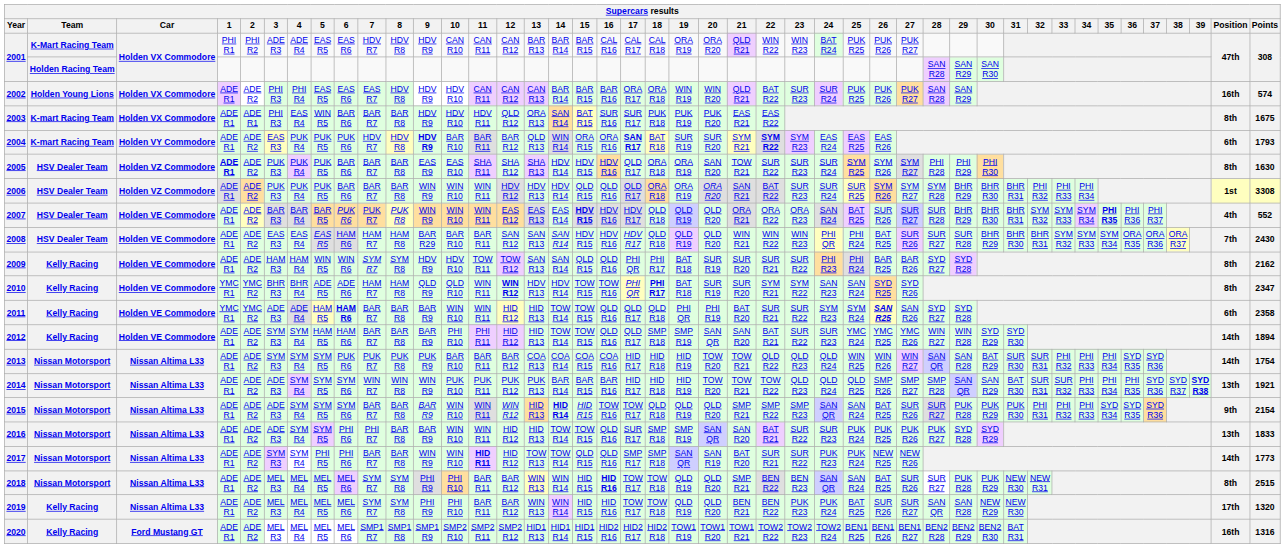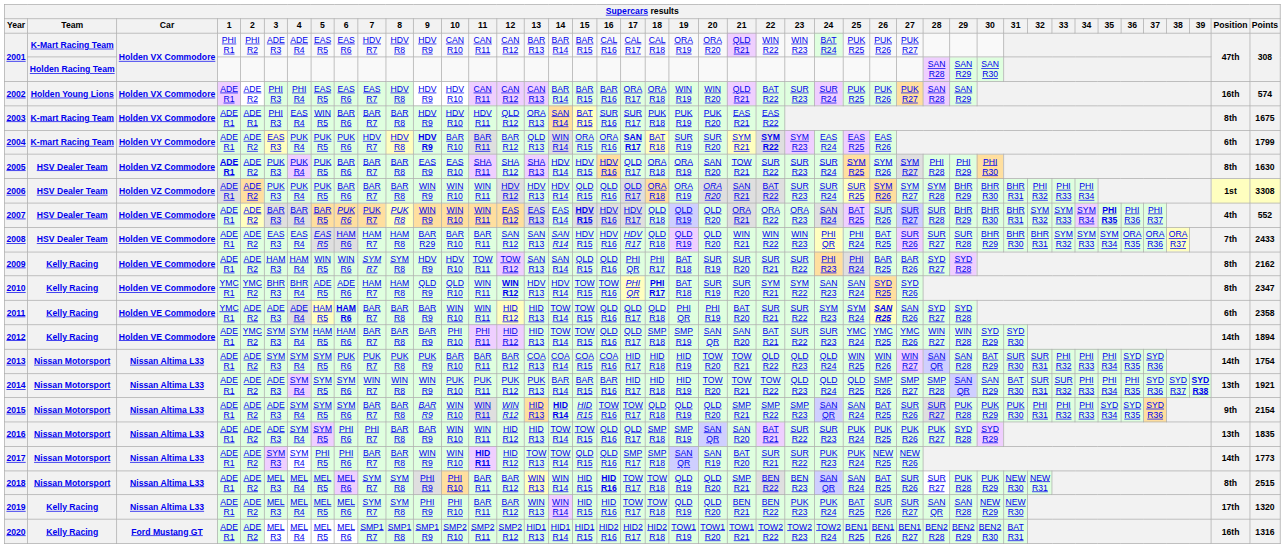(1265, 142) 1793 -> (1265, 142) 1799
(1265, 240) 2430 -> (1265, 240) 2433
(252, 313) YMC R2 -> (252, 313) ADE R2
(252, 337) ADE R2 -> (252, 337) YMC R2
(633, 434) SUR R17 -> (633, 434) QLD R17
(1265, 434) 1833 -> (1265, 434) 1835
